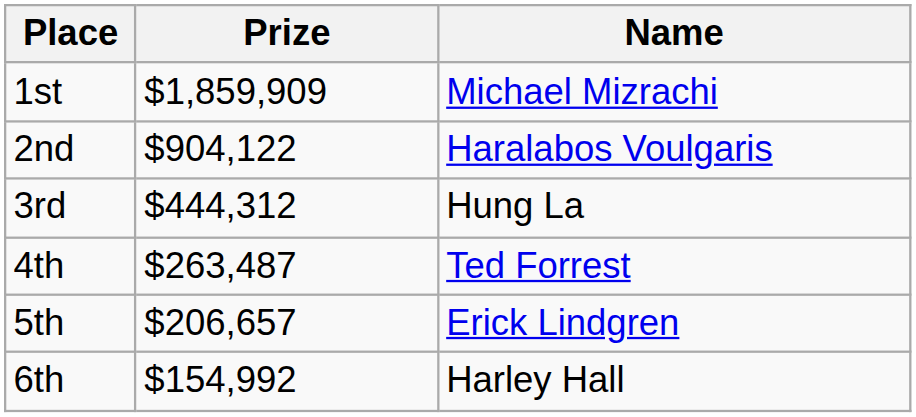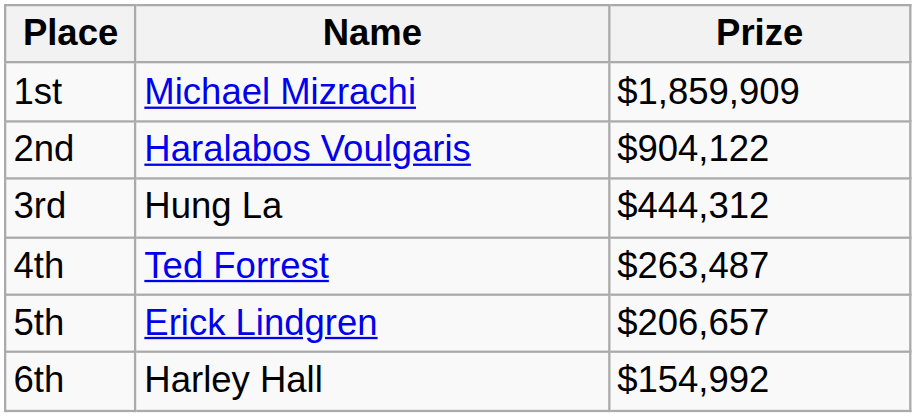columns swapped: (674, 33) <-> (287, 33)
